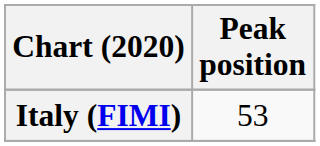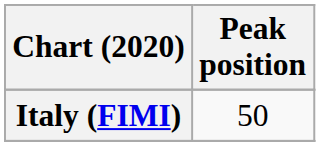(253, 114) 53 -> (253, 114) 50
